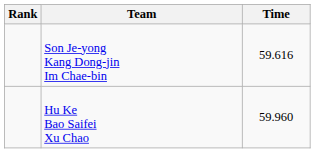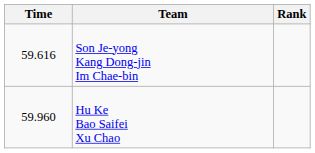columns swapped: (23, 14) <-> (276, 14)
